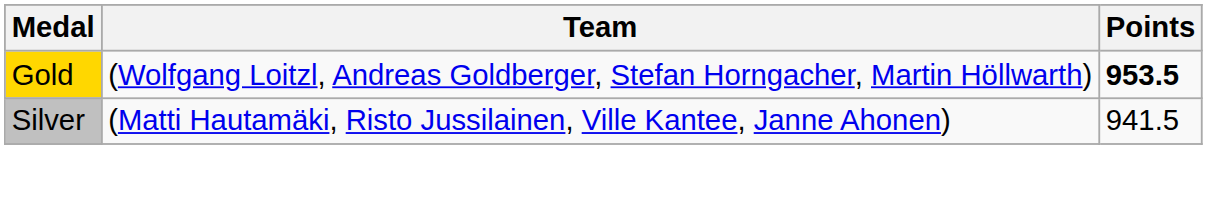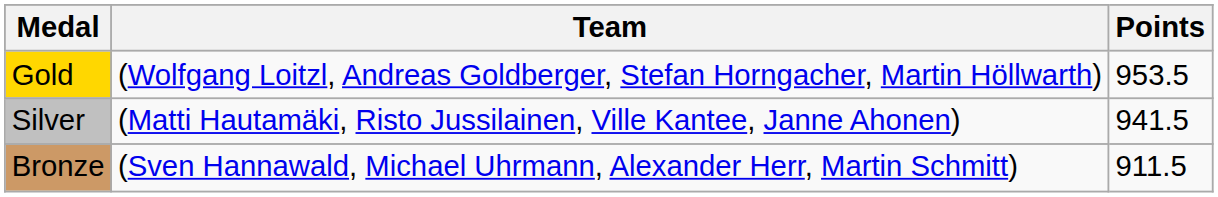(1142, 74) bold -> (1152, 74) normal
+ row: (58, 167)
